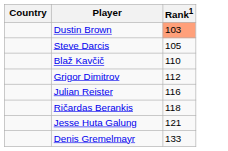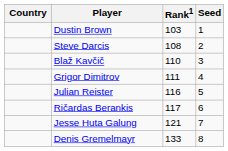+ column: (210, 13)
(173, 30) lightsalmon background -> (173, 30) no background
(173, 45) 105 -> (173, 45) 108
(173, 76) 112 -> (172, 76) 111
(173, 107) 118 -> (173, 107) 117
